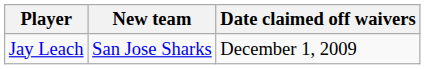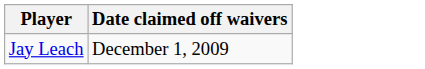- column: (152, 19)
